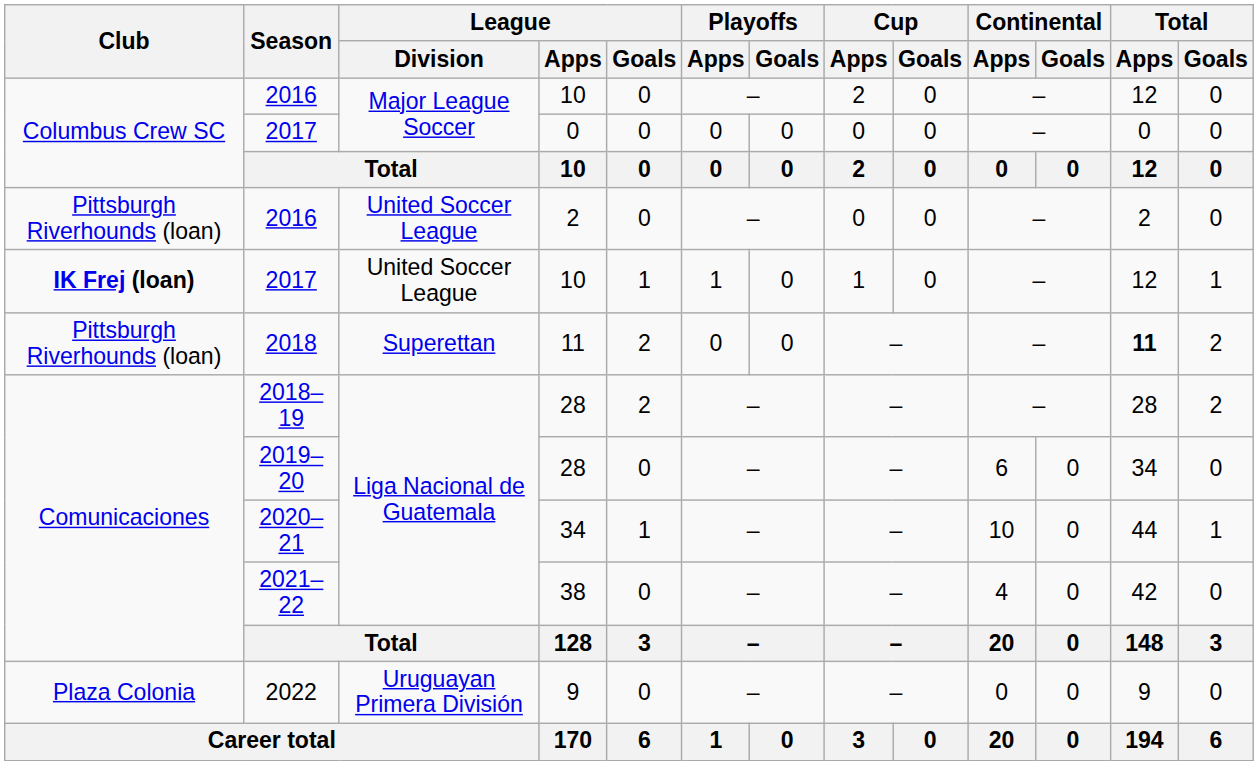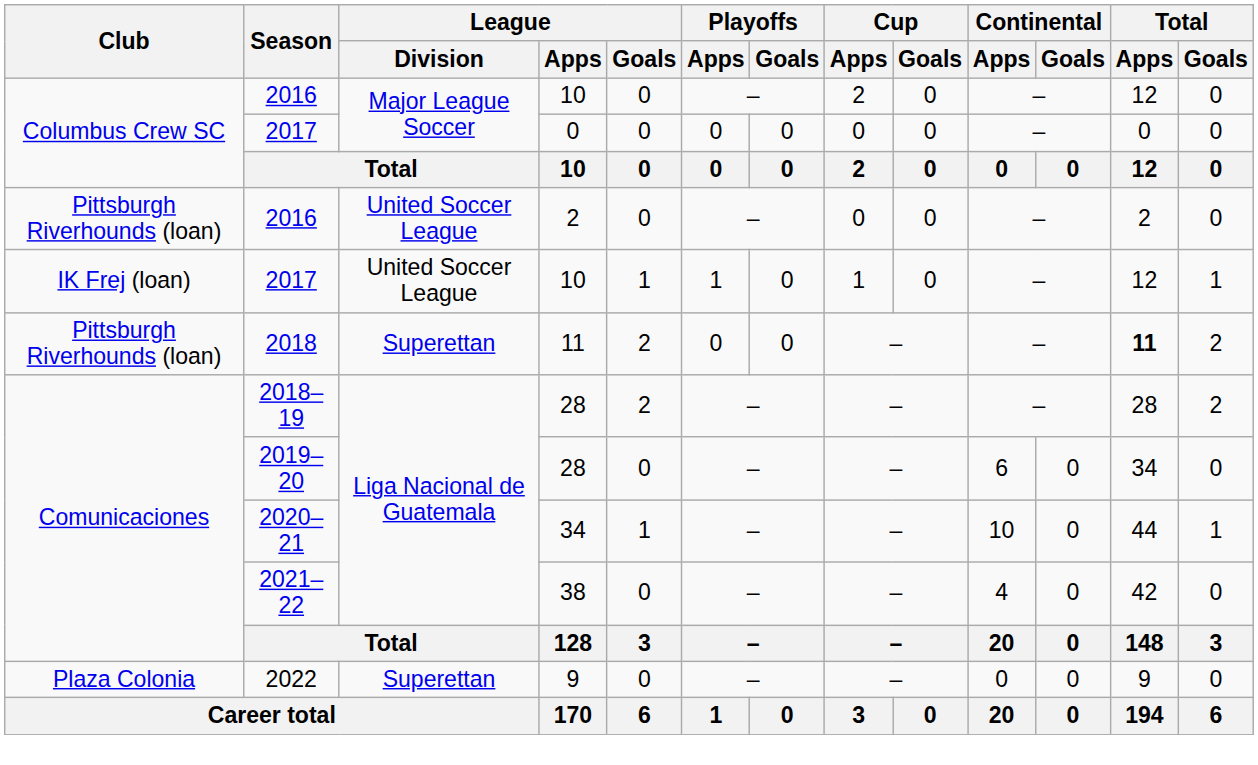(124, 280) bold -> (124, 280) normal
(439, 692) Uruguayan Primera División -> (439, 679) Superettan
